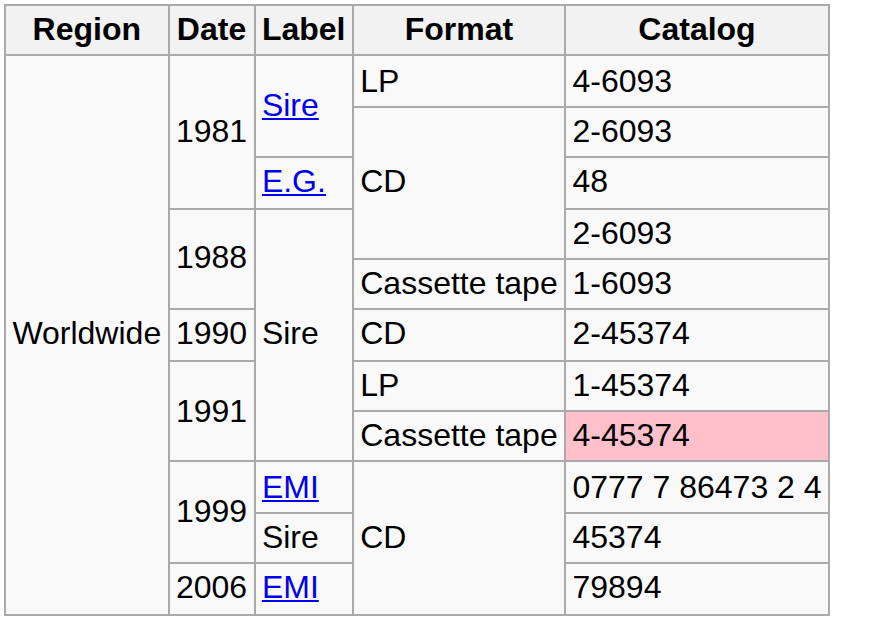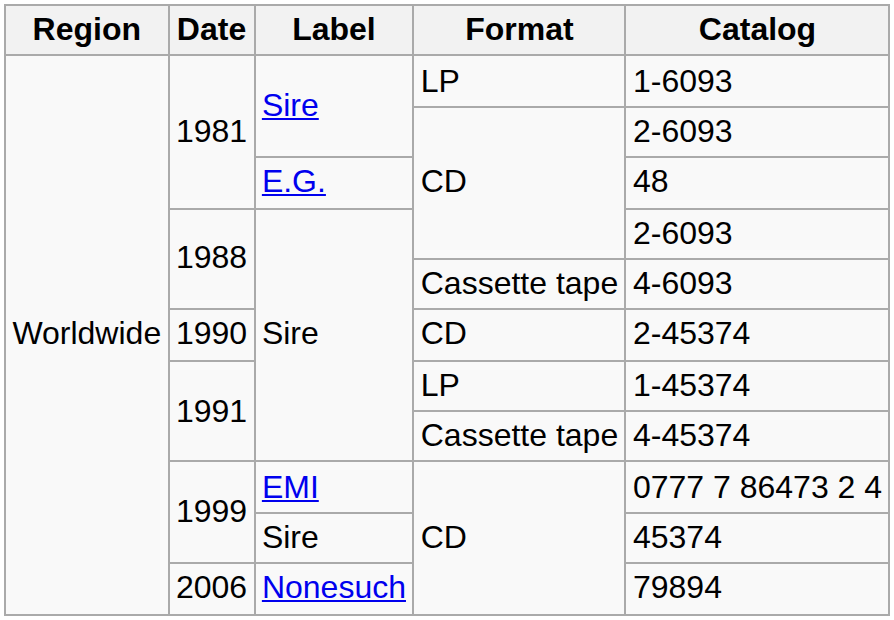(622, 80) 4-6093 -> (683, 80) 1-6093
(622, 283) 1-6093 -> (683, 283) 4-6093
(631, 435) pink background -> (692, 435) no background
(290, 588) EMI -> (334, 588) Nonesuch
